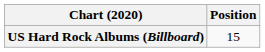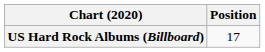(233, 36) 15 -> (233, 36) 17
